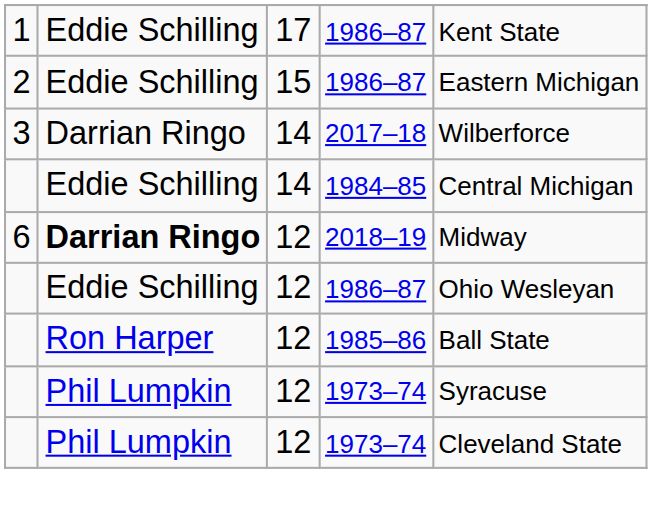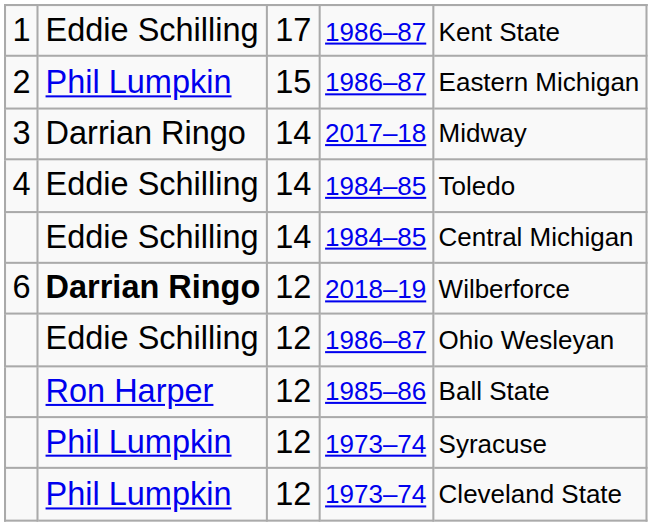(152, 81) Eddie Schilling -> (139, 81) Phil Lumpkin
(504, 134) Wilberforce -> (483, 134) Midway
+ row: (22, 184)
(483, 237) Midway -> (504, 288) Wilberforce
